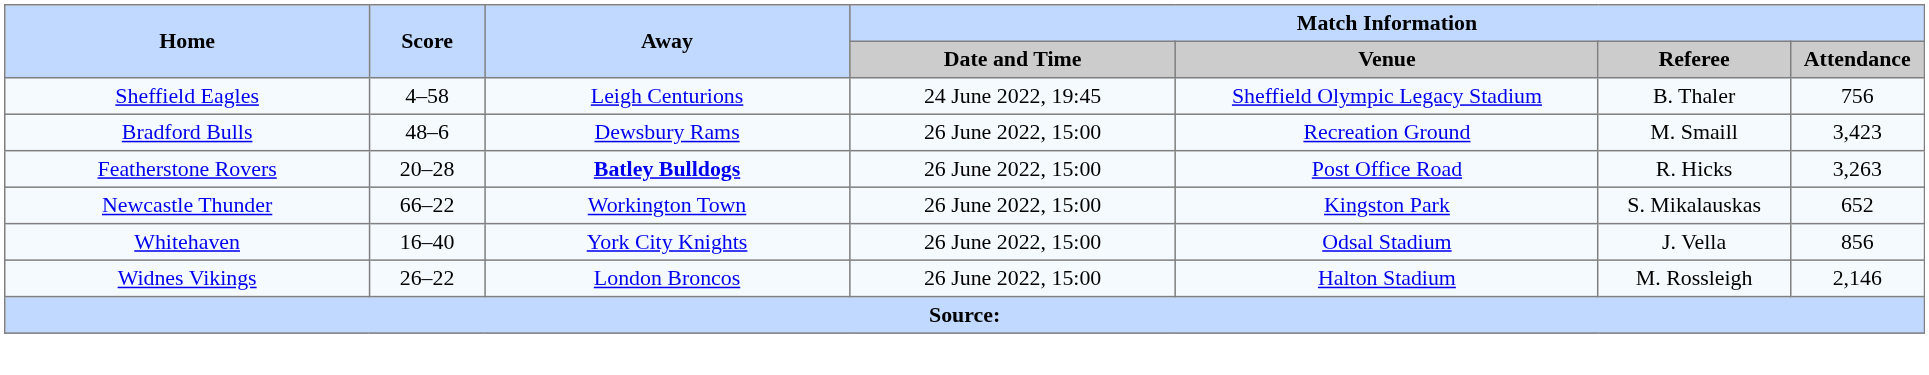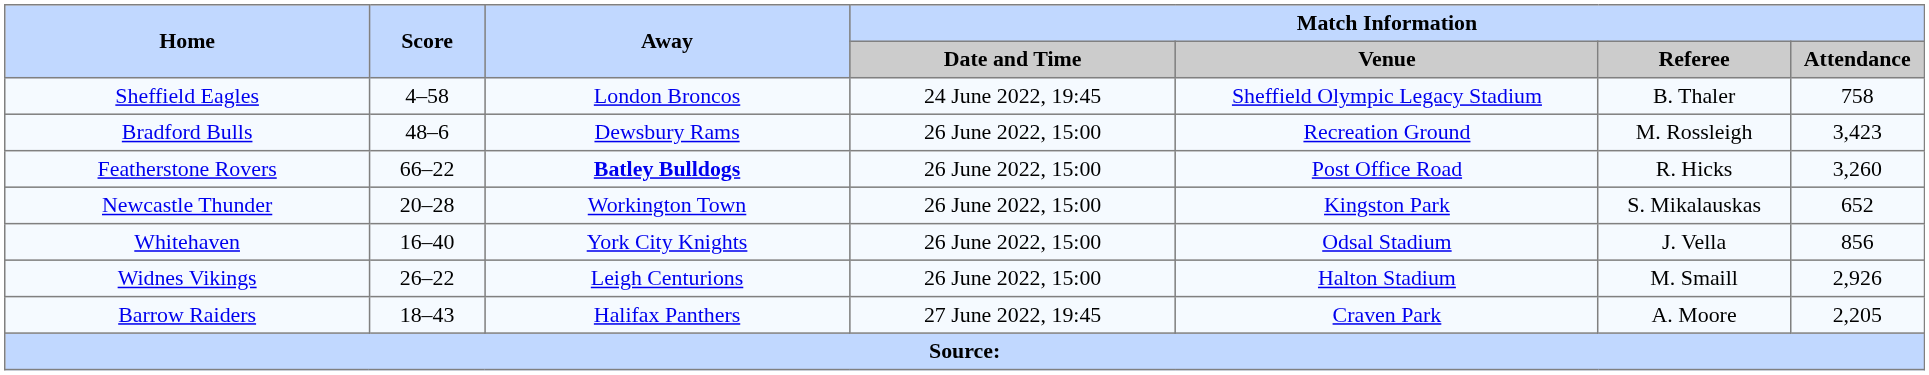(667, 95) Leigh Centurions -> (667, 95) London Broncos
(1857, 95) 756 -> (1857, 95) 758
(1694, 132) M. Smaill -> (1694, 132) M. Rossleigh
(427, 168) 20–28 -> (427, 168) 66–22
(1857, 168) 3,263 -> (1857, 168) 3,260
(427, 205) 66–22 -> (427, 205) 20–28
(667, 278) London Broncos -> (667, 278) Leigh Centurions
(1694, 278) M. Rossleigh -> (1694, 278) M. Smaill
(1857, 278) 2,146 -> (1857, 278) 2,926
+ row: (187, 314)
